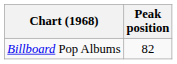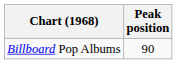(148, 48) 82 -> (148, 48) 90
